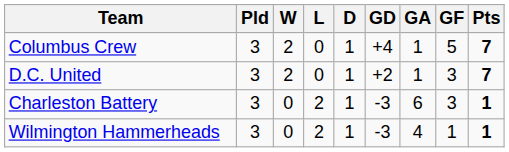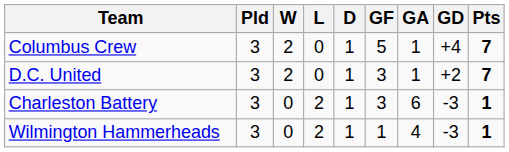columns swapped: (452, 18) <-> (383, 18)
